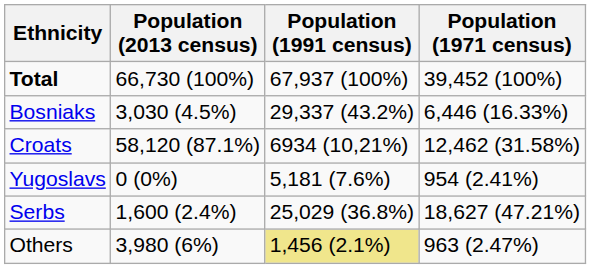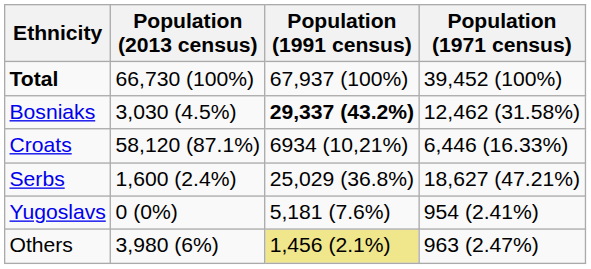(342, 111) normal -> (342, 111) bold
(496, 111) 6,446 (16.33%) -> (502, 111) 12,462 (31.58%)
(502, 145) 12,462 (31.58%) -> (496, 145) 6,446 (16.33%)
rows swapped: (37, 212) <-> (58, 178)
